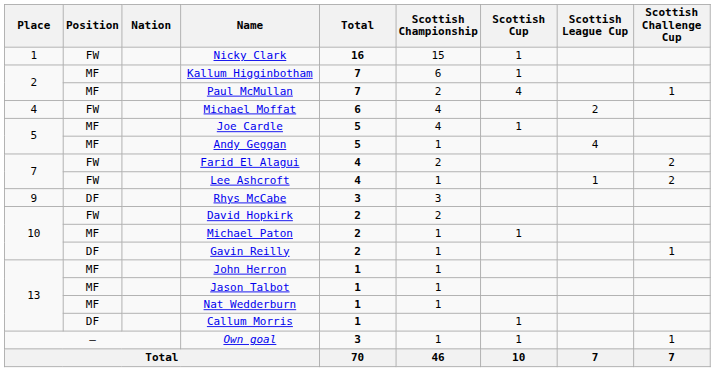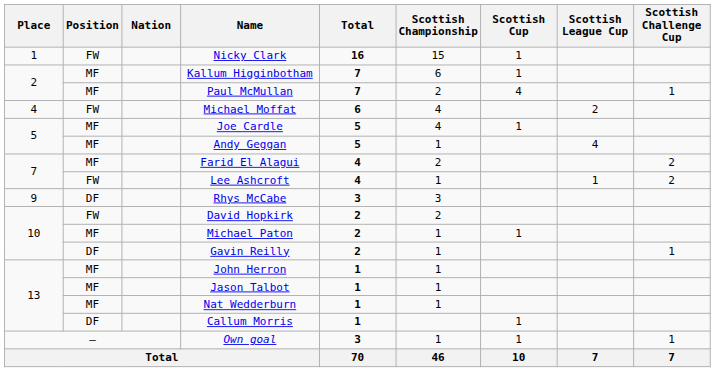(92, 163) FW -> (92, 163) MF
